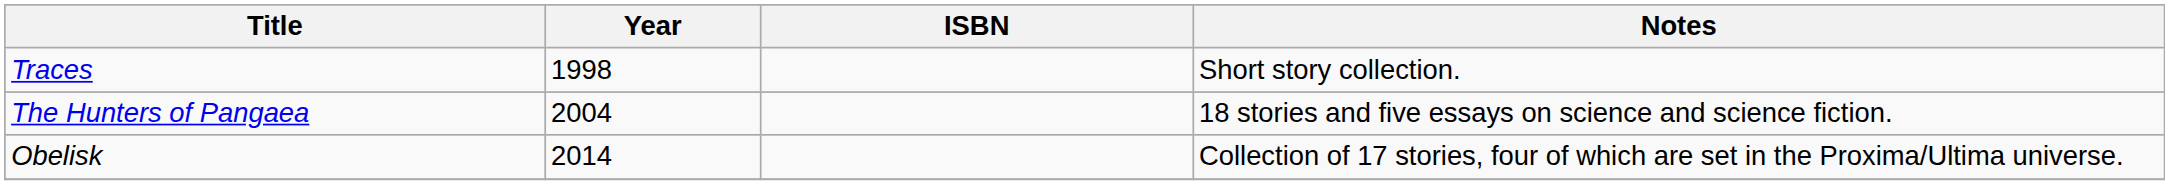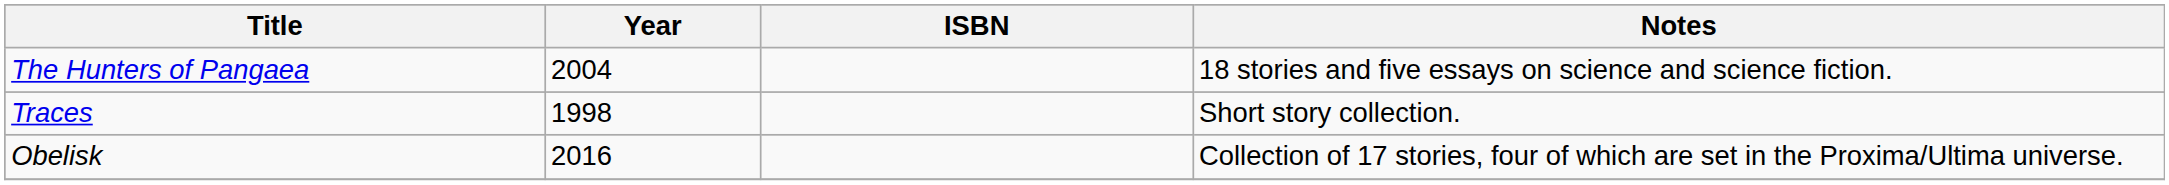rows swapped: (52, 69) <-> (160, 112)
(582, 156) 2014 -> (582, 156) 2016
